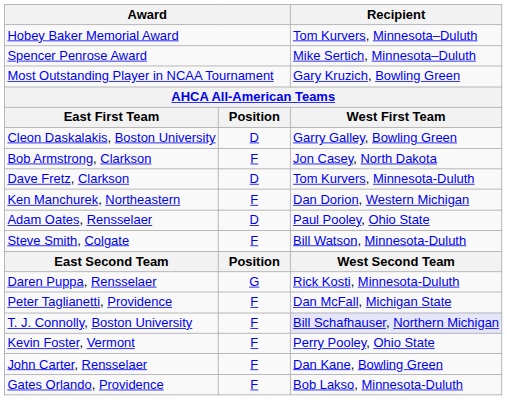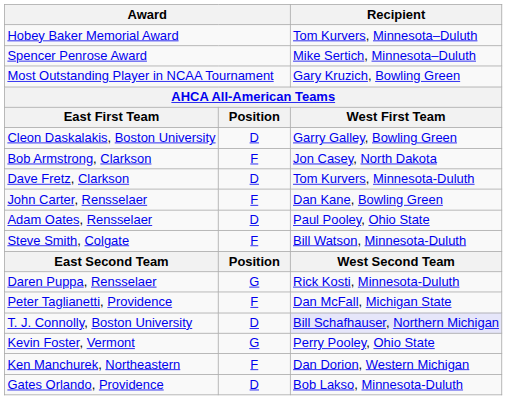rows swapped: (77, 364) <-> (94, 199)
(254, 323) F -> (254, 323) D
(254, 343) F -> (254, 343) G
(254, 384) F -> (254, 384) D
